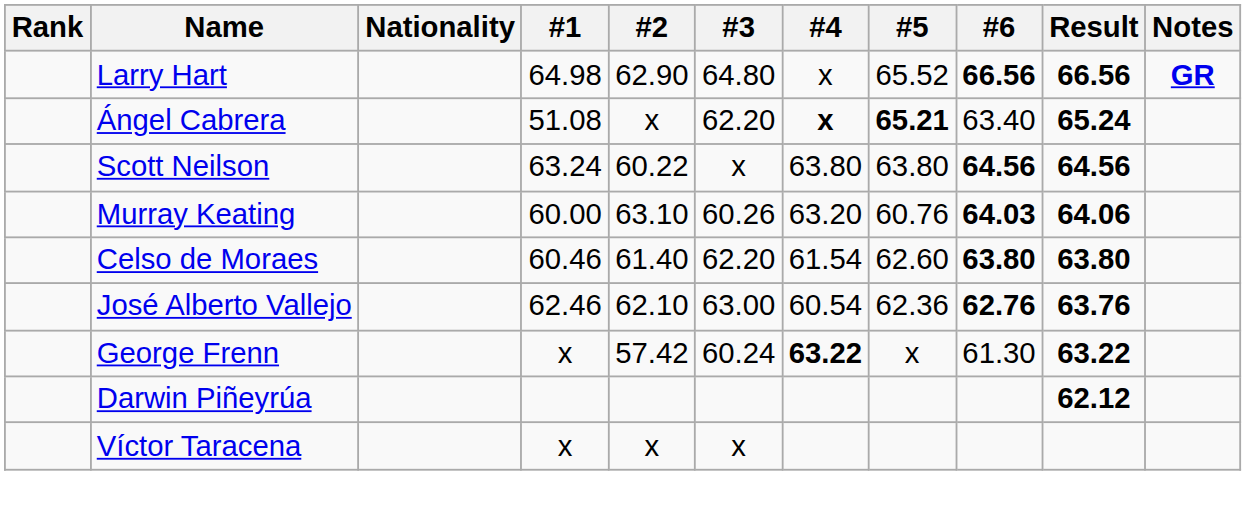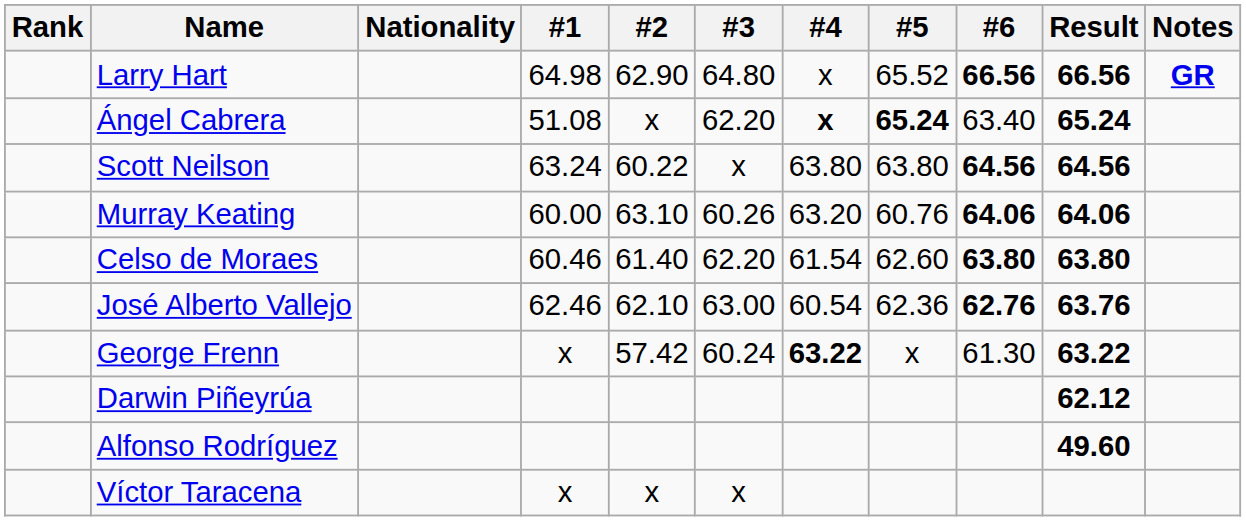(912, 120) 65.21 -> (912, 120) 65.24
(999, 213) 64.03 -> (999, 213) 64.06
+ row: (217, 445)
